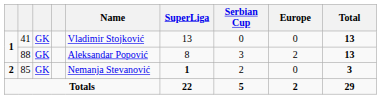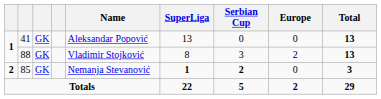(106, 39) Vladimir Stojković -> (108, 39) Aleksandar Popović
(108, 54) Aleksandar Popović -> (106, 54) Vladimir Stojković
(241, 70) normal -> (241, 70) bold
